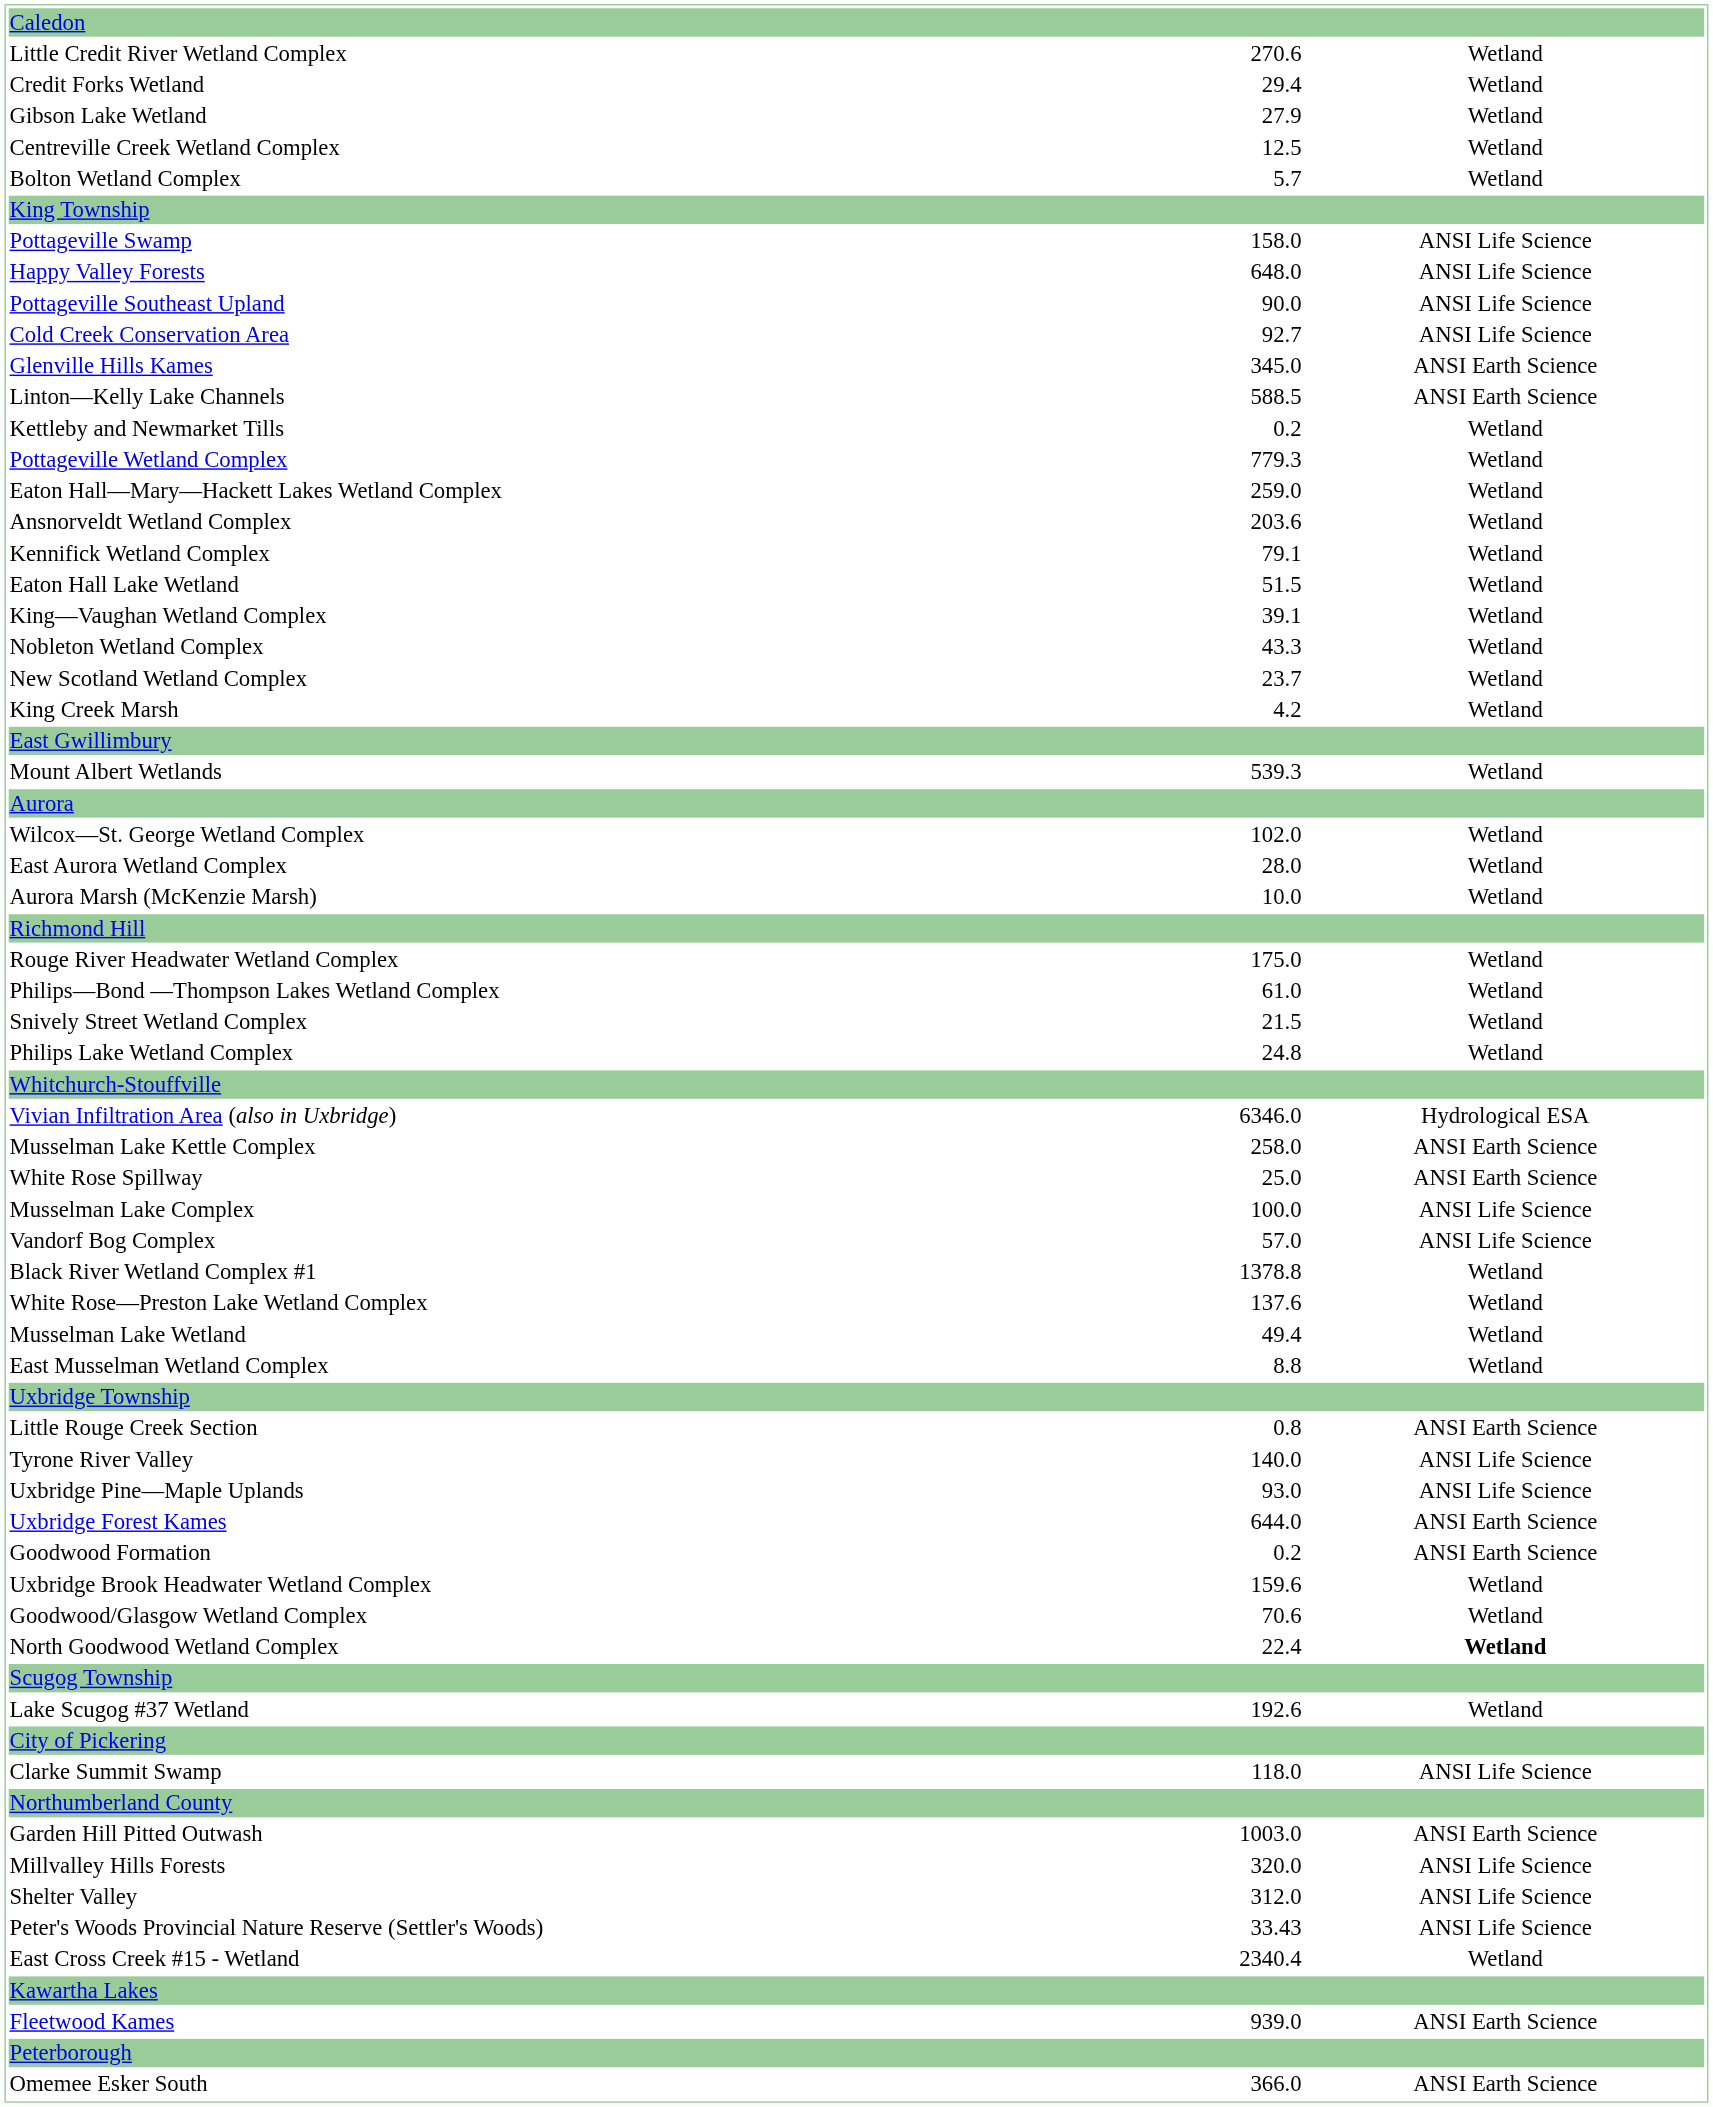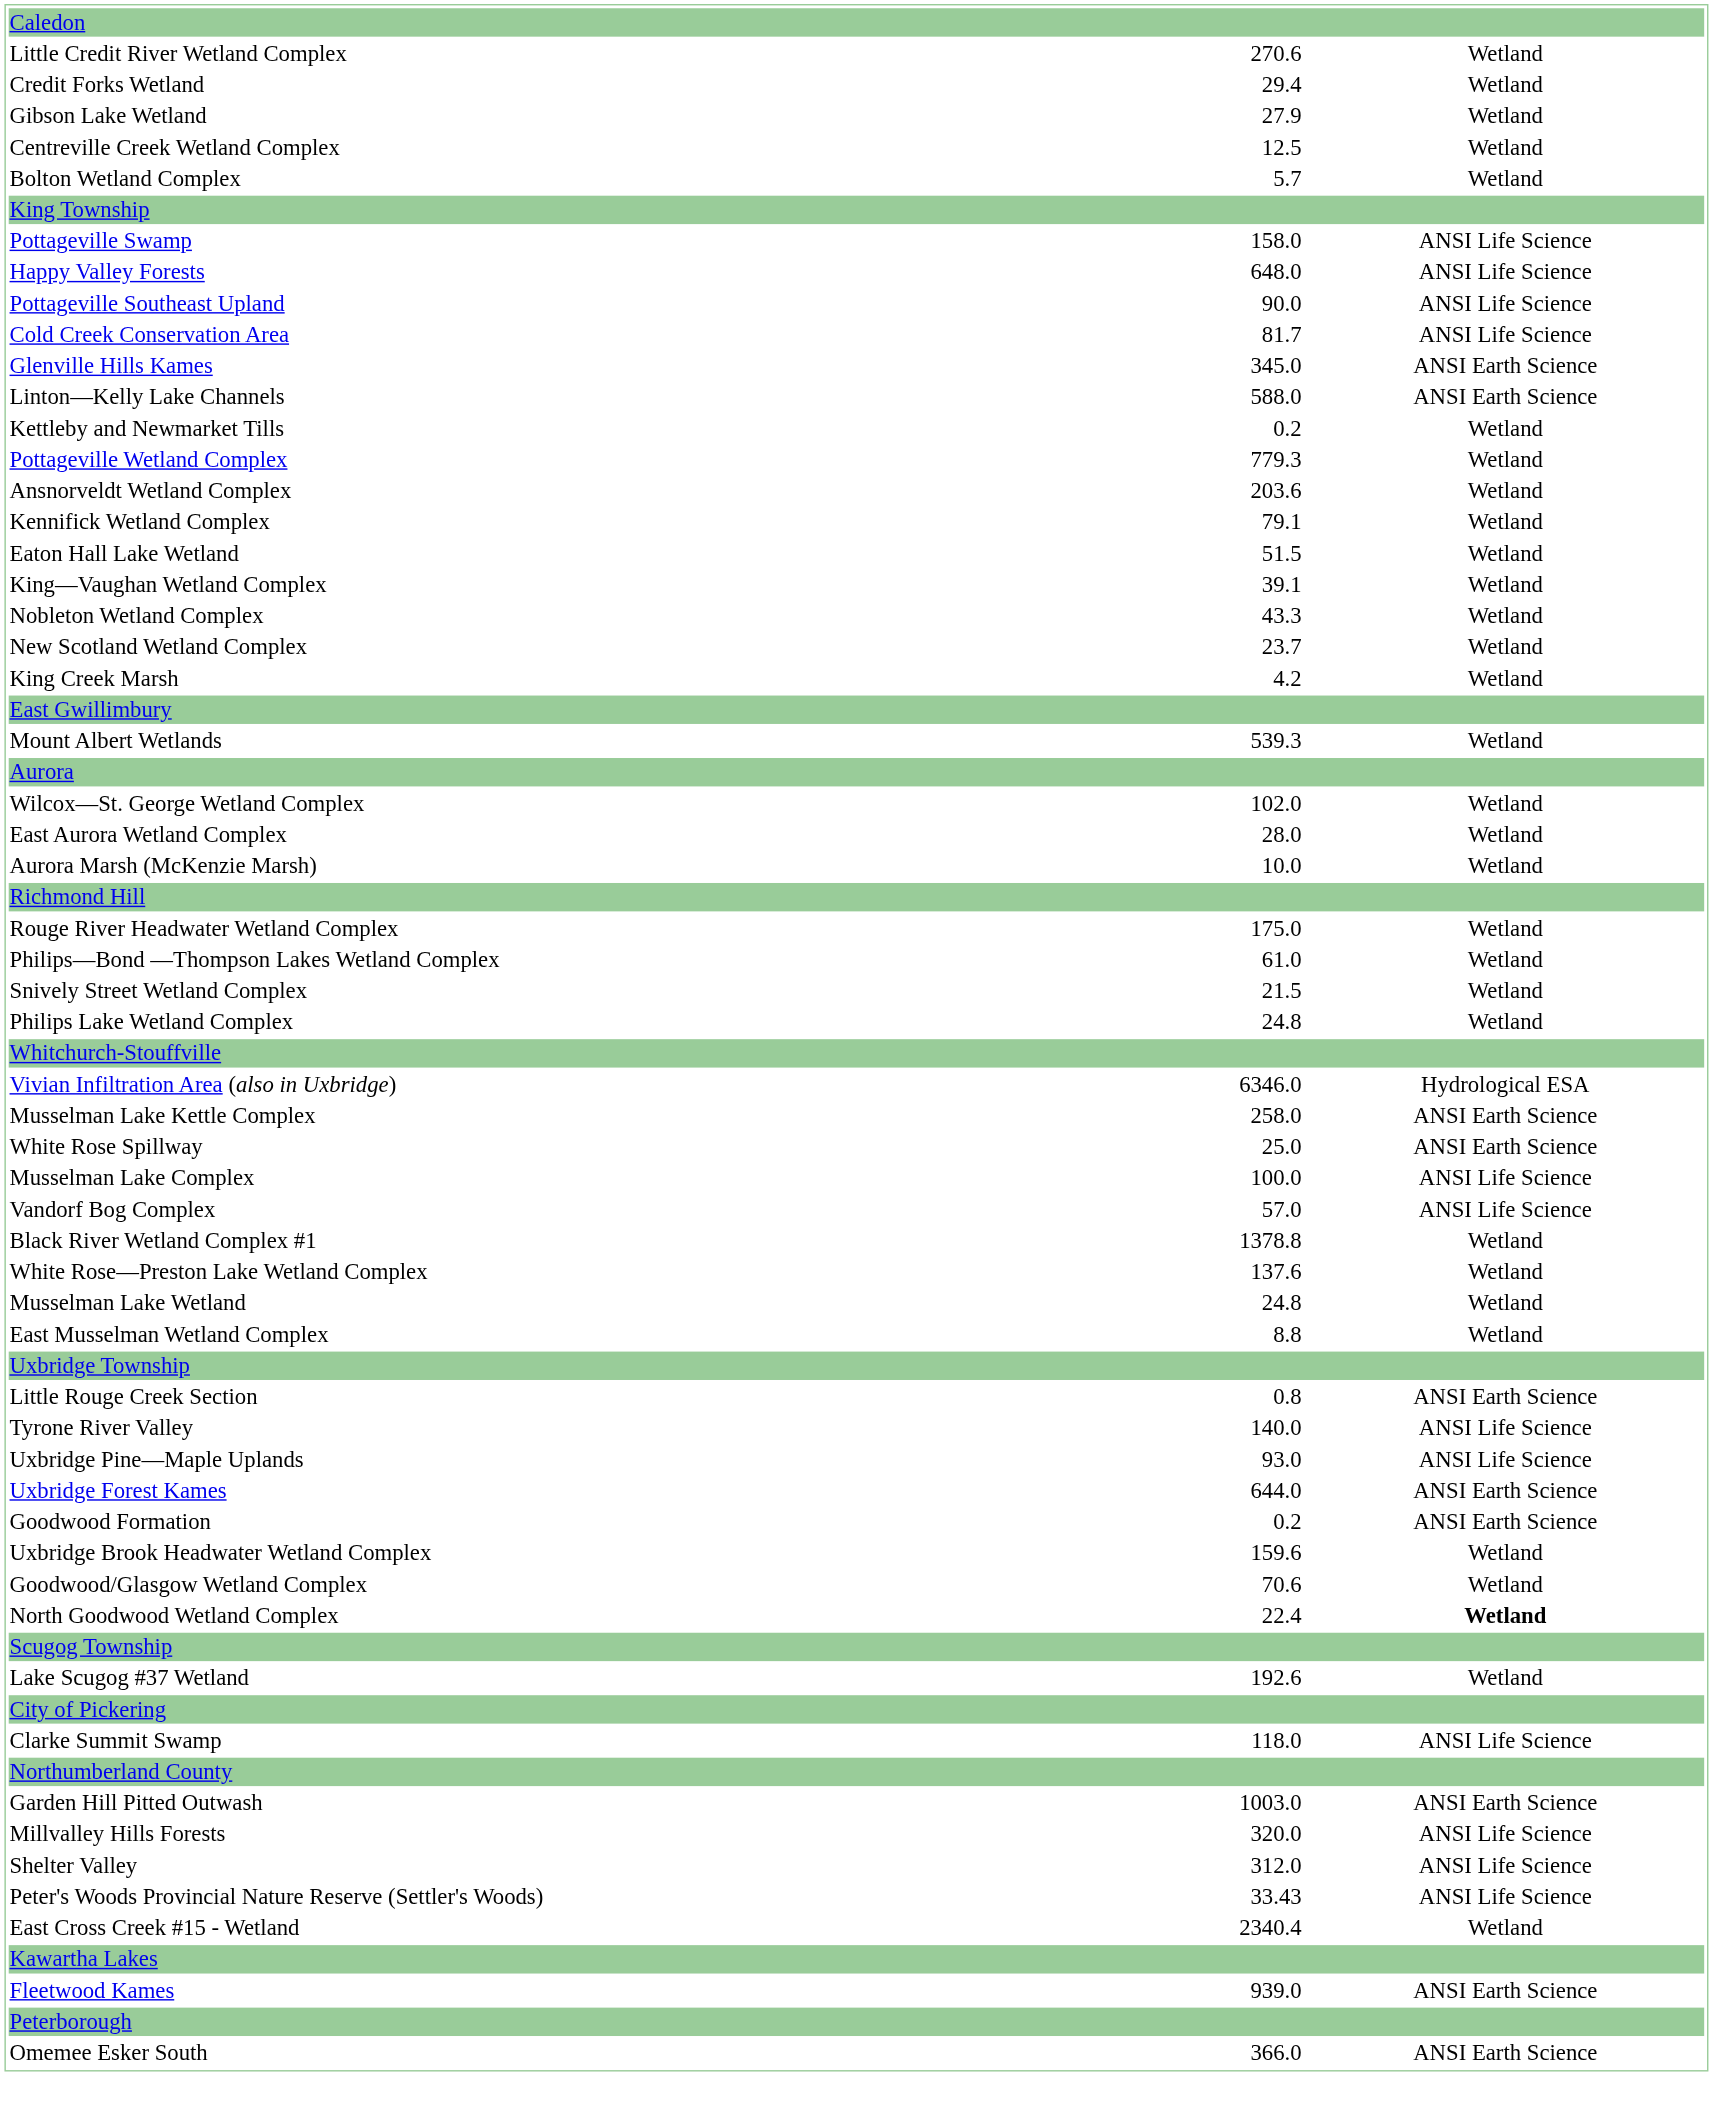(1282, 334) 92.7 -> (1282, 334) 81.7
(1276, 397) 588.5 -> (1276, 397) 588.0
- row: (256, 490)
(1282, 1334) 49.4 -> (1282, 1303) 24.8
